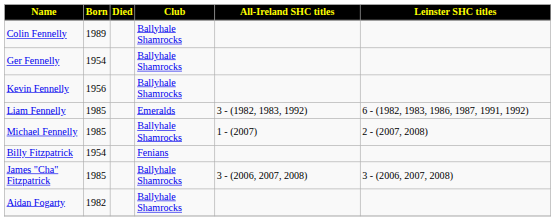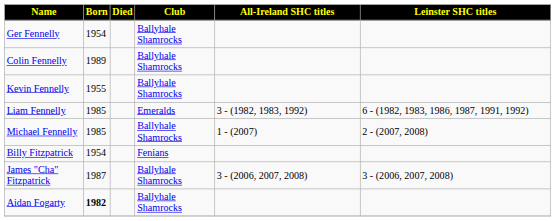rows swapped: (37, 34) <-> (33, 61)
(96, 88) 1956 -> (96, 88) 1955
(96, 175) 1985 -> (96, 175) 1987
(96, 202) normal -> (96, 202) bold
